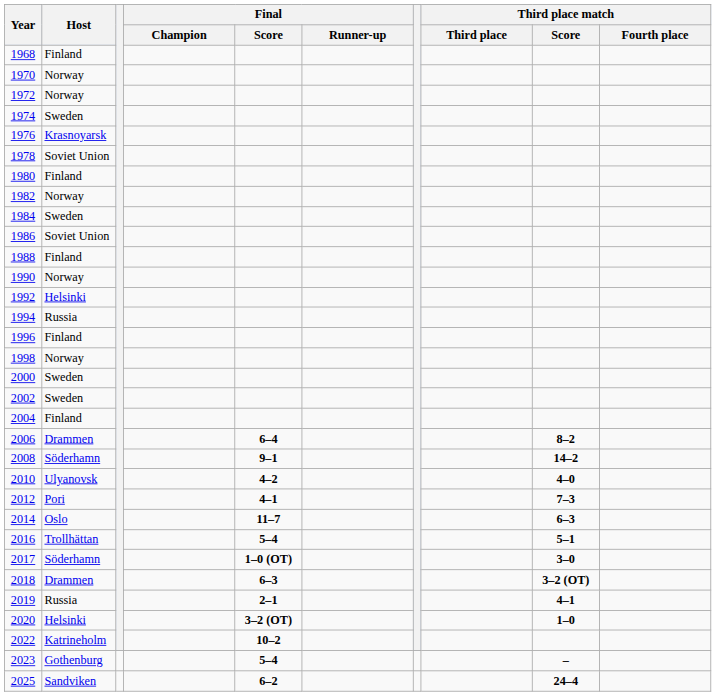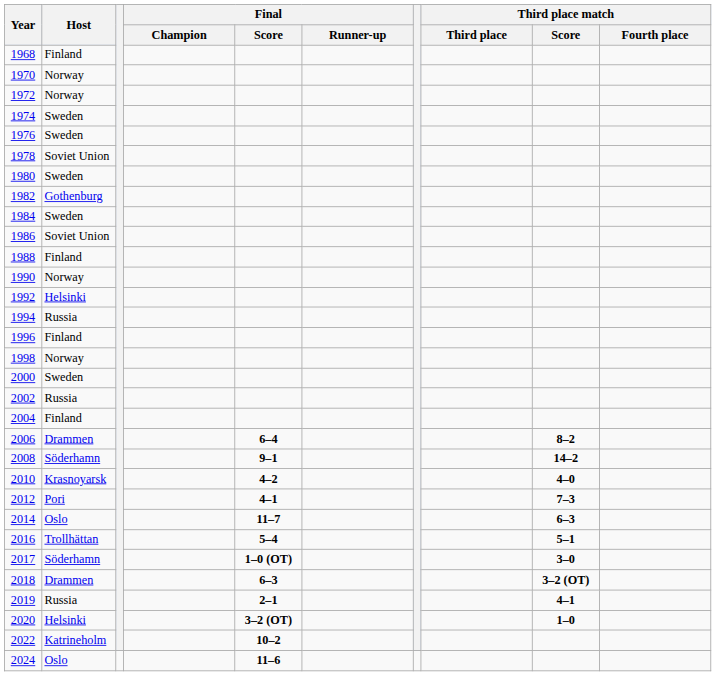(75, 136) Krasnoyarsk -> (64, 136) Sweden
(63, 176) Finland -> (64, 176) Sweden
(64, 196) Norway -> (74, 196) Gothenburg
(64, 398) Sweden -> (61, 398) Russia
(71, 479) Ulyanovsk -> (75, 479) Krasnoyarsk
- row: (23, 660)
+ row: (23, 660)
- row: (23, 681)
